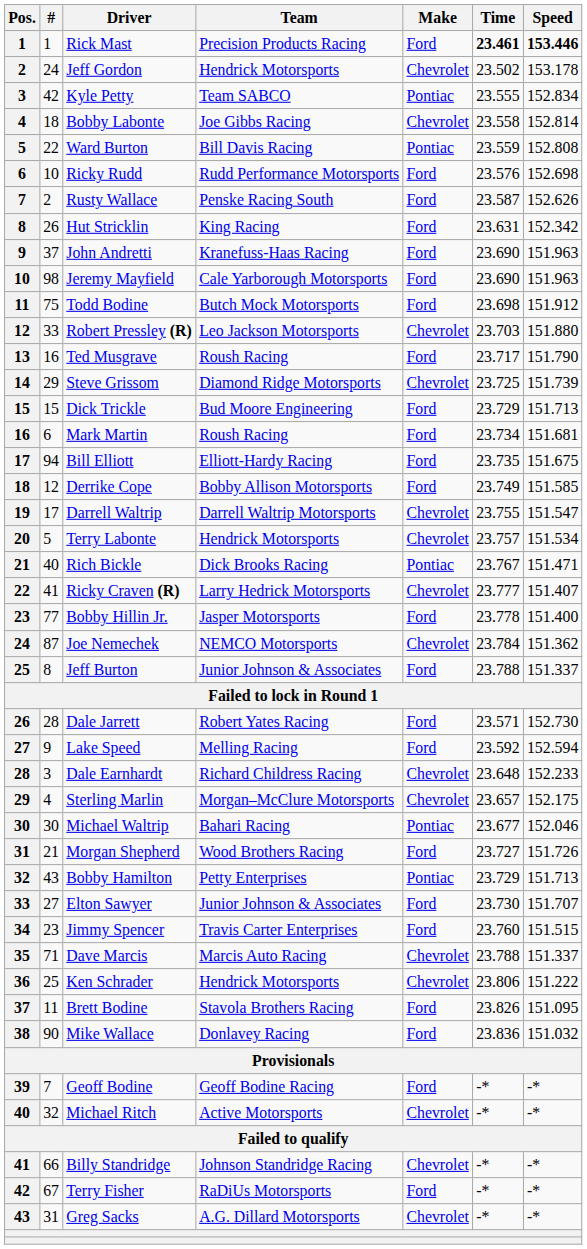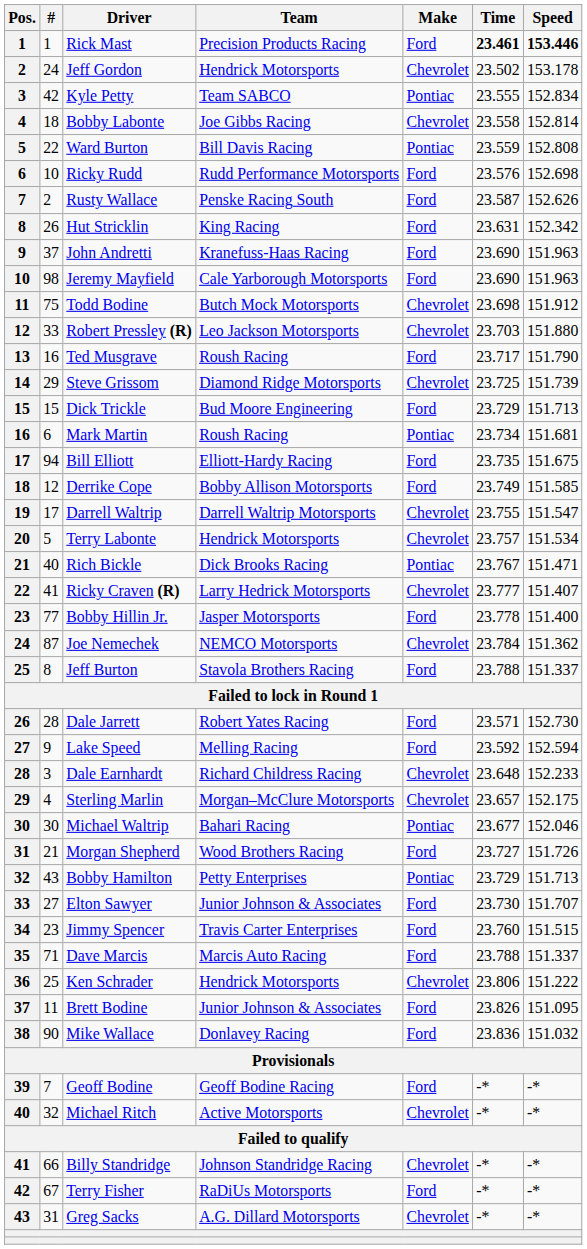(421, 304) Ford -> (438, 304) Chevrolet
(421, 434) Ford -> (430, 434) Pontiac
(290, 669) Junior Johnson & Associates -> (276, 669) Stavola Brothers Racing
(438, 956) Chevrolet -> (421, 956) Ford
(276, 1008) Stavola Brothers Racing -> (290, 1008) Junior Johnson & Associates
